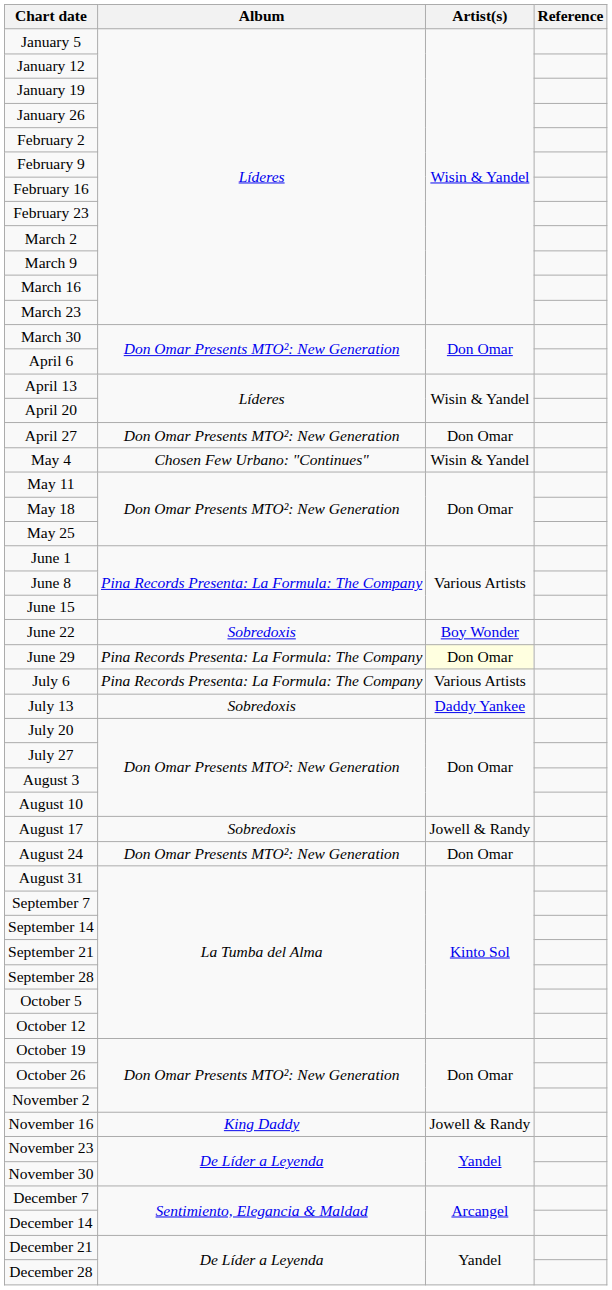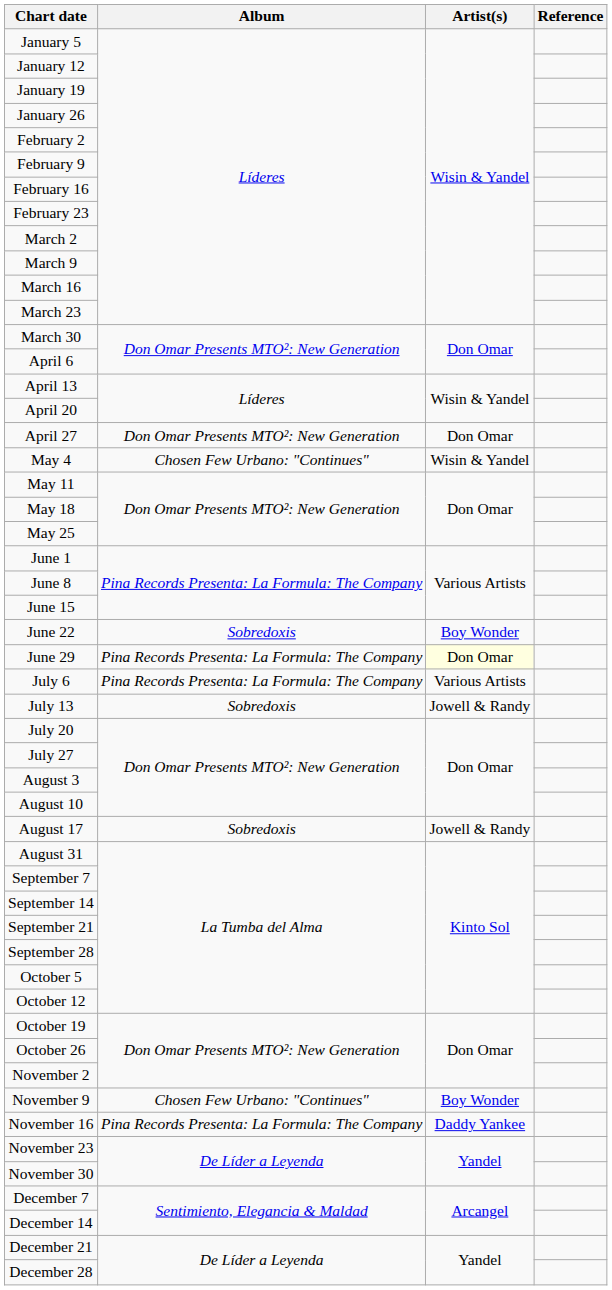(480, 705) Daddy Yankee -> (480, 705) Jowell & Randy
- row: (51, 853)
+ row: (51, 1099)
(262, 1124) King Daddy -> (262, 1124) Pina Records Presenta: La Formula: The Company
(480, 1124) Jowell & Randy -> (480, 1124) Daddy Yankee
